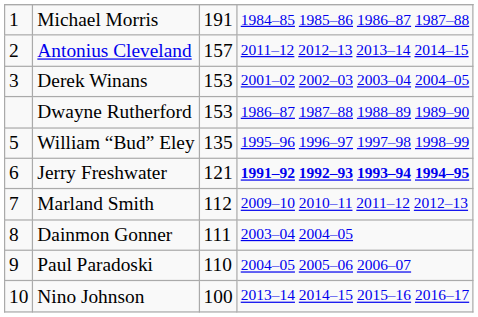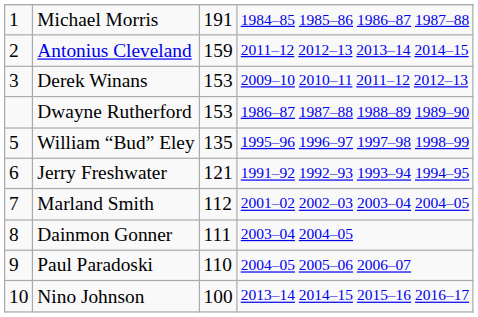(218, 50) 157 -> (218, 50) 159
(355, 81) 2001–02 2002–03 2003–04 2004–05 -> (354, 81) 2009–10 2010–11 2011–12 2012–13
(355, 173) bold -> (355, 173) normal
(354, 204) 2009–10 2010–11 2011–12 2012–13 -> (355, 204) 2001–02 2002–03 2003–04 2004–05
